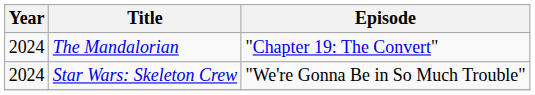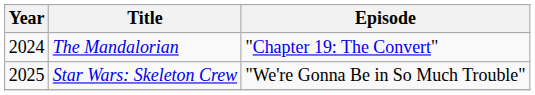(27, 75) 2024 -> (27, 75) 2025
